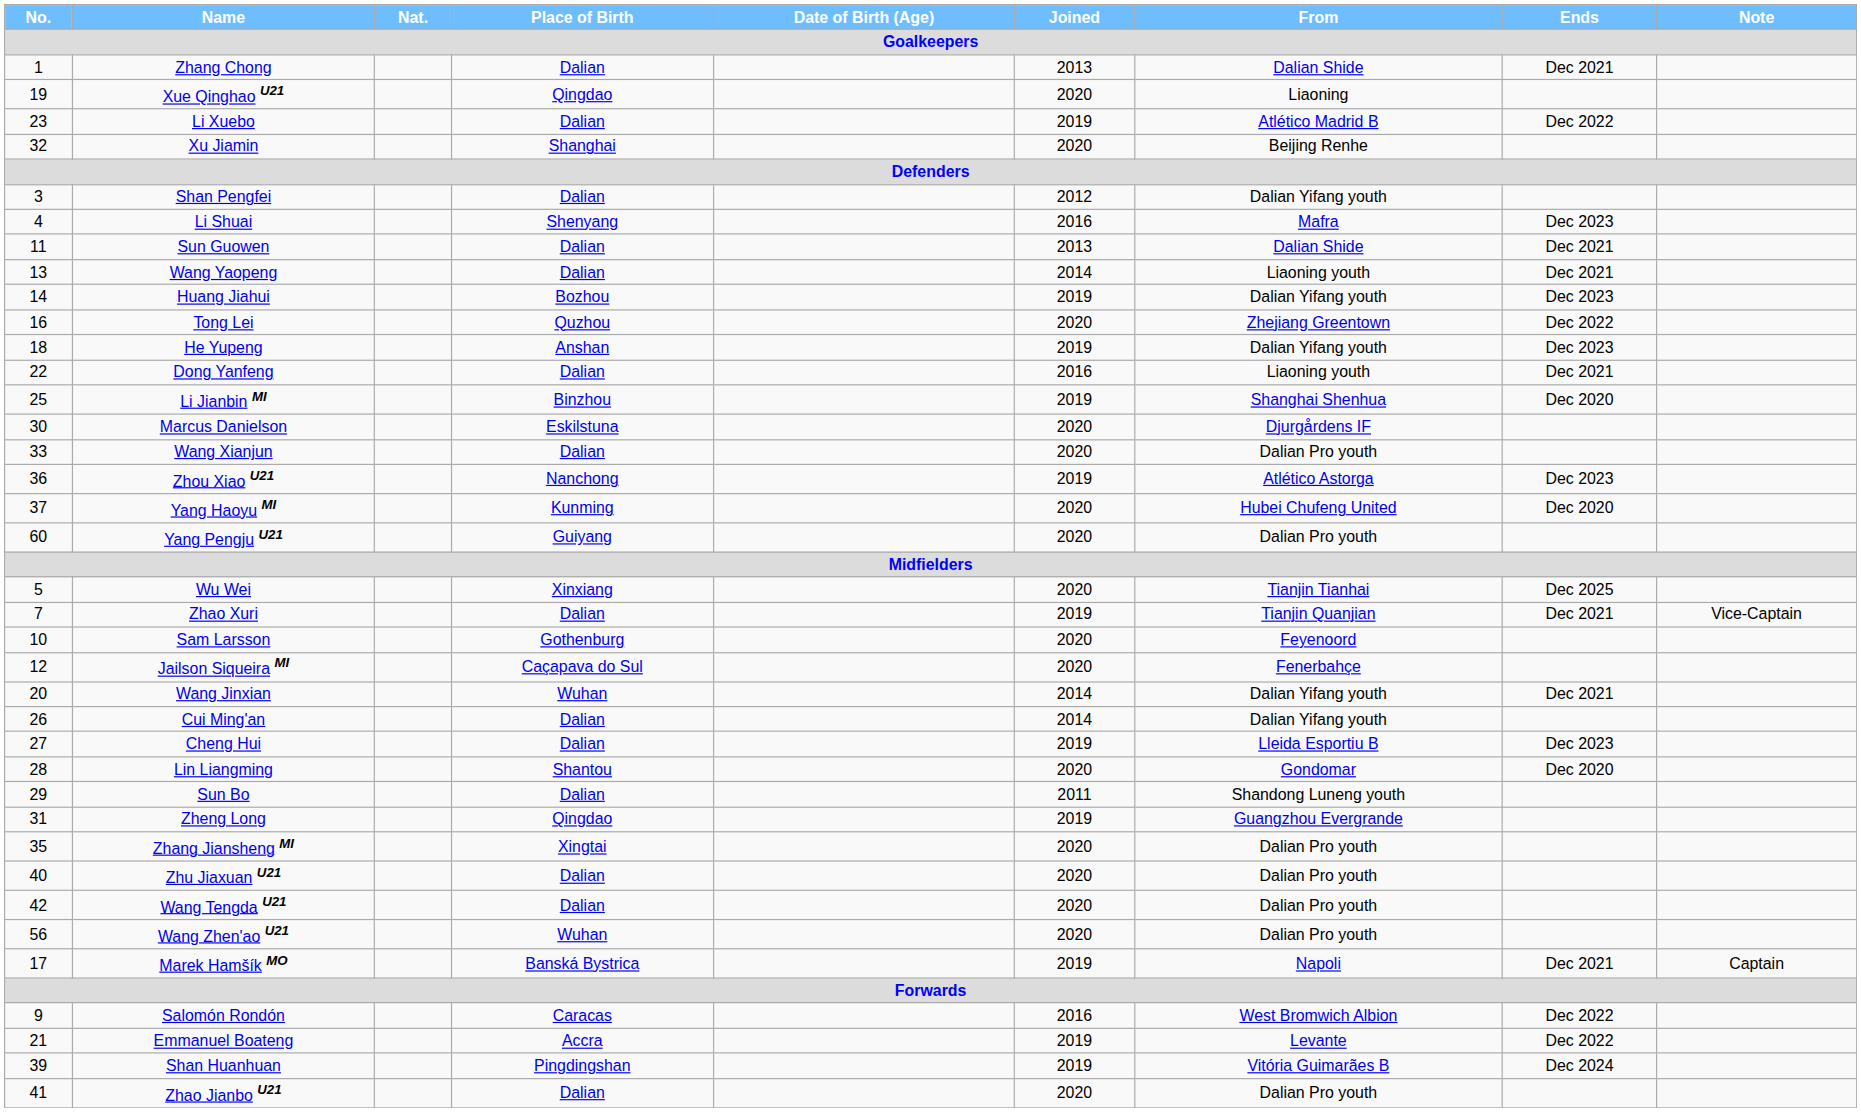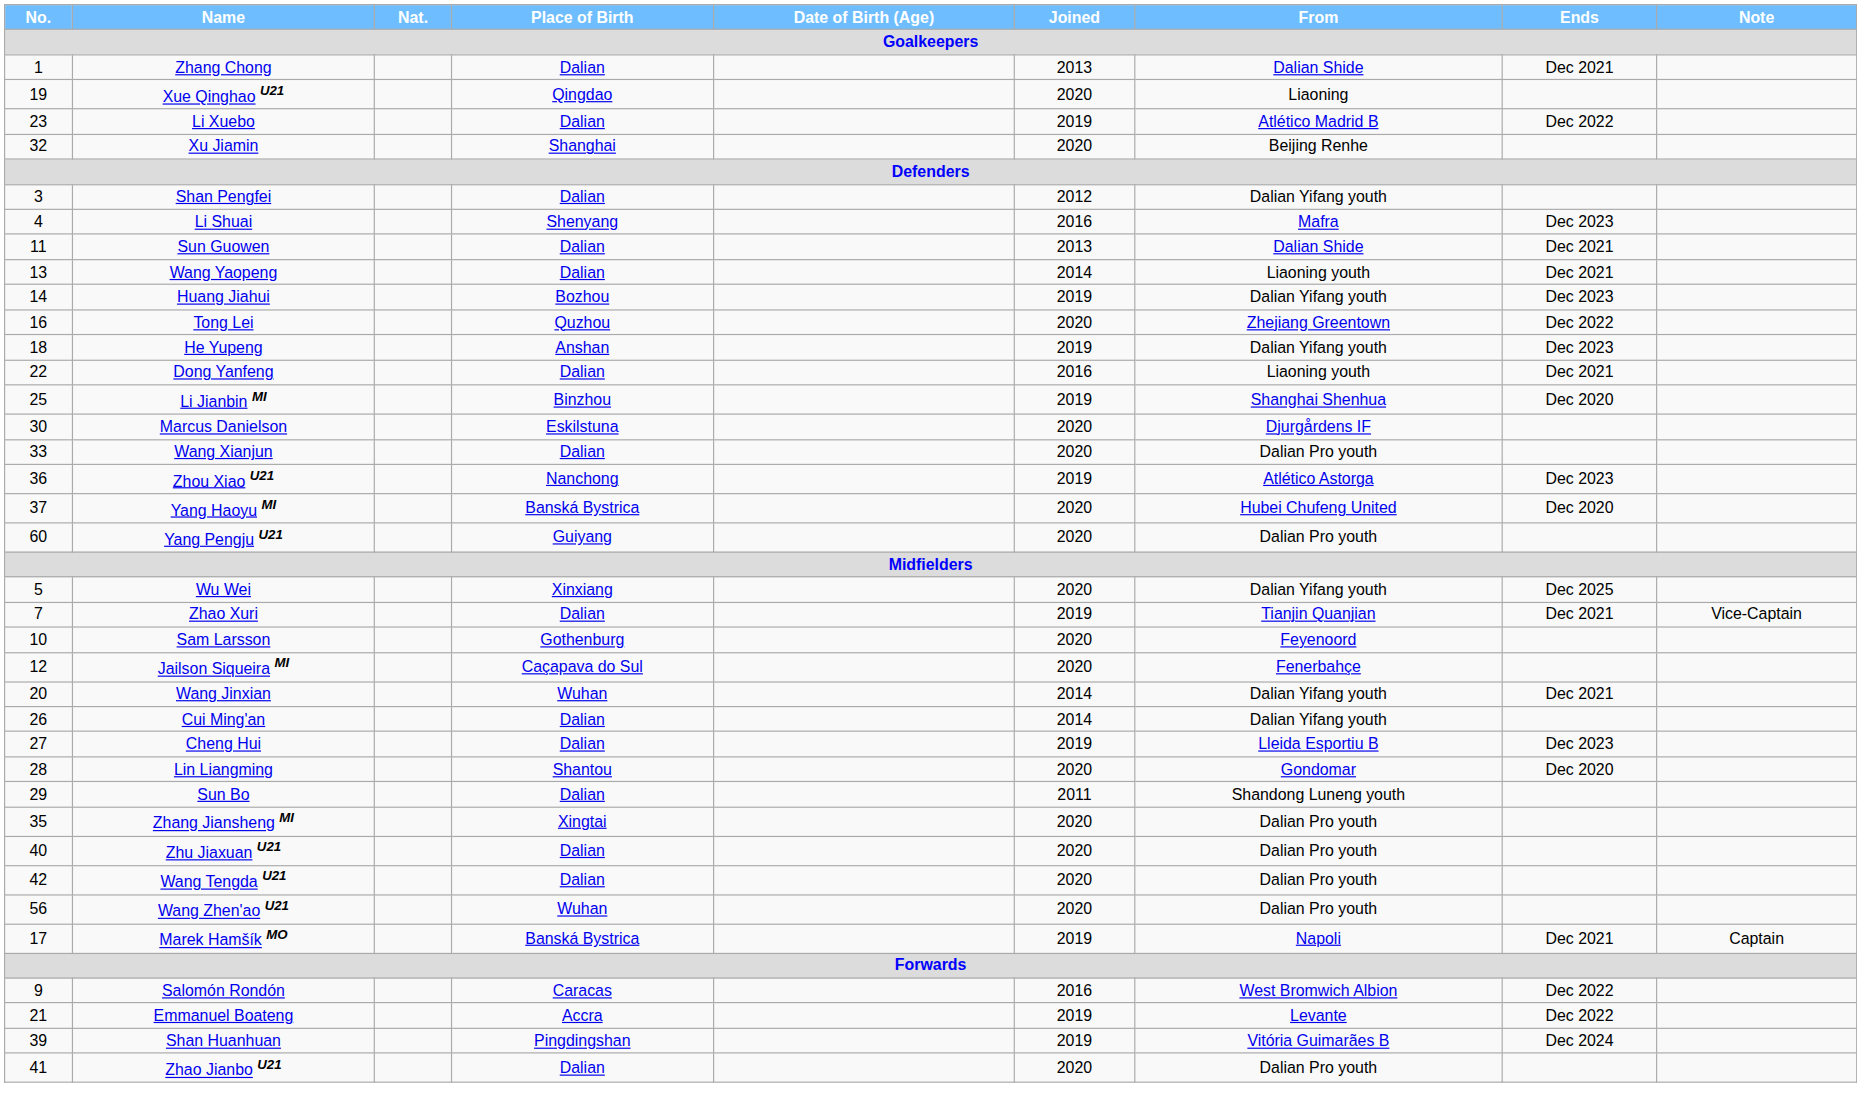(582, 508) Kunming -> (582, 508) Banská Bystrica
(1318, 589) Tianjin Tianhai -> (1318, 589) Dalian Yifang youth
- row: (223, 819)
